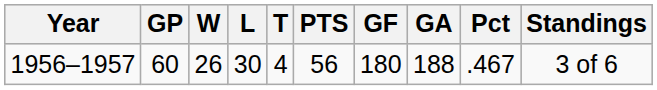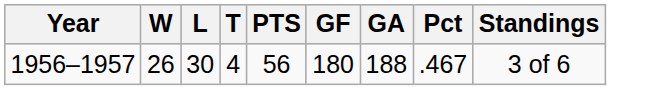- column: (165, 24)
